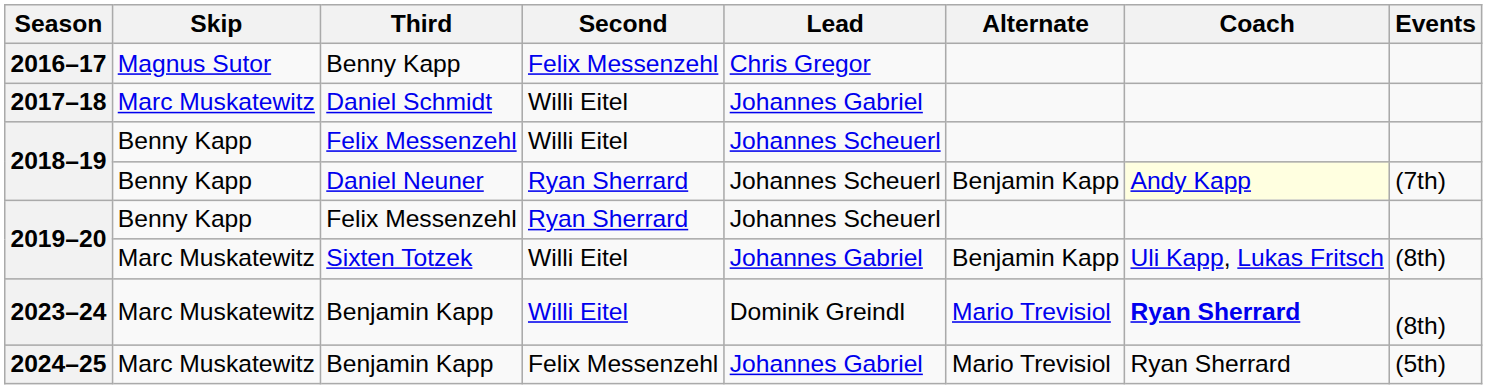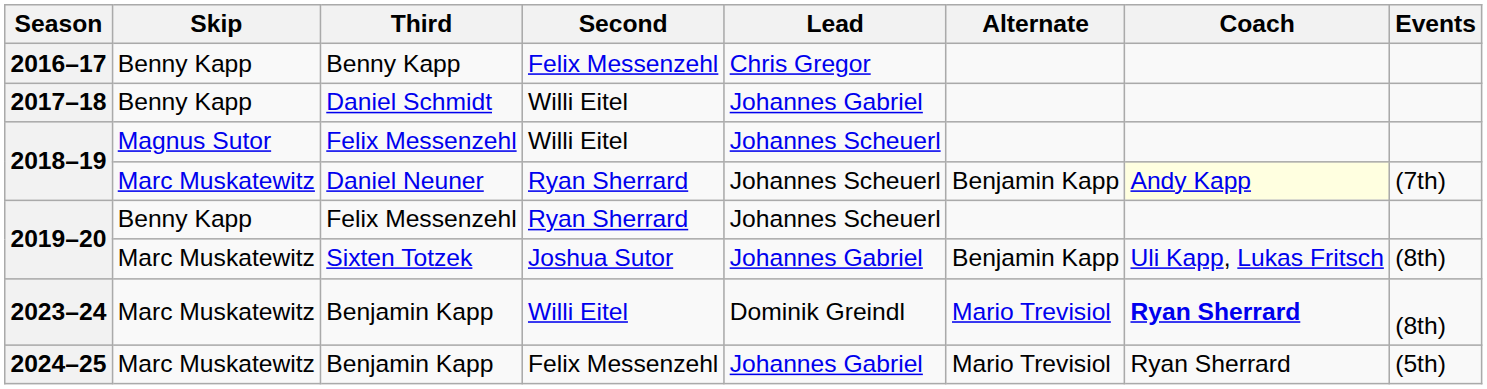(194, 63) Magnus Sutor -> (185, 63) Benny Kapp
(216, 102) Marc Muskatewitz -> (185, 102) Benny Kapp
(185, 141) Benny Kapp -> (194, 141) Magnus Sutor
(185, 180) Benny Kapp -> (216, 180) Marc Muskatewitz
(578, 258) Willi Eitel -> (601, 258) Joshua Sutor
